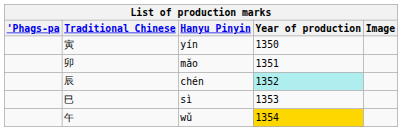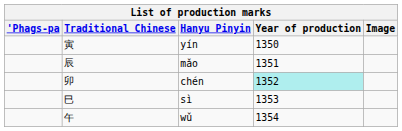(69, 63) 卯 -> (69, 63) 辰
(69, 81) 辰 -> (69, 81) 卯
(267, 118) gold background -> (267, 118) no background
